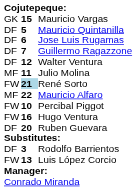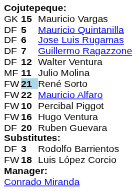(11, 94) MF -> (12, 94) FW
(26, 160) 13 -> (26, 160) 18
